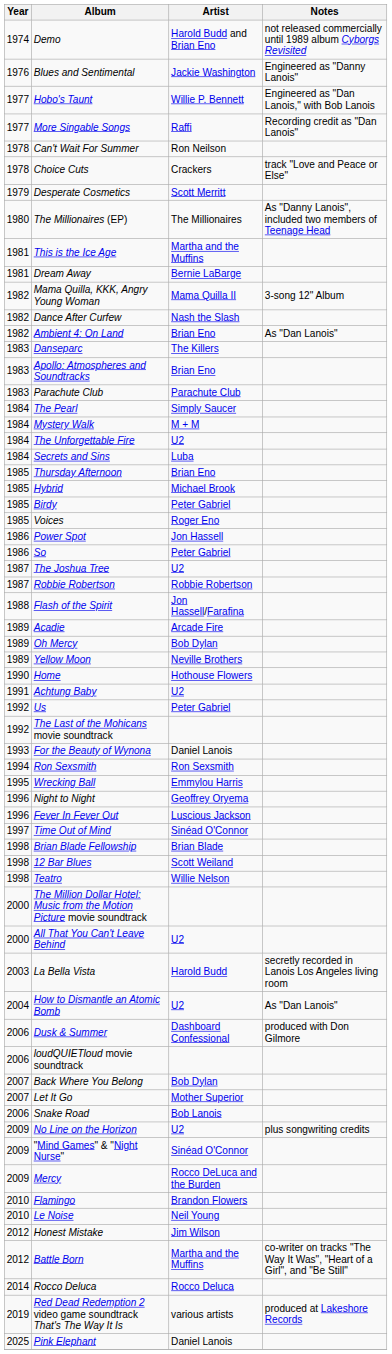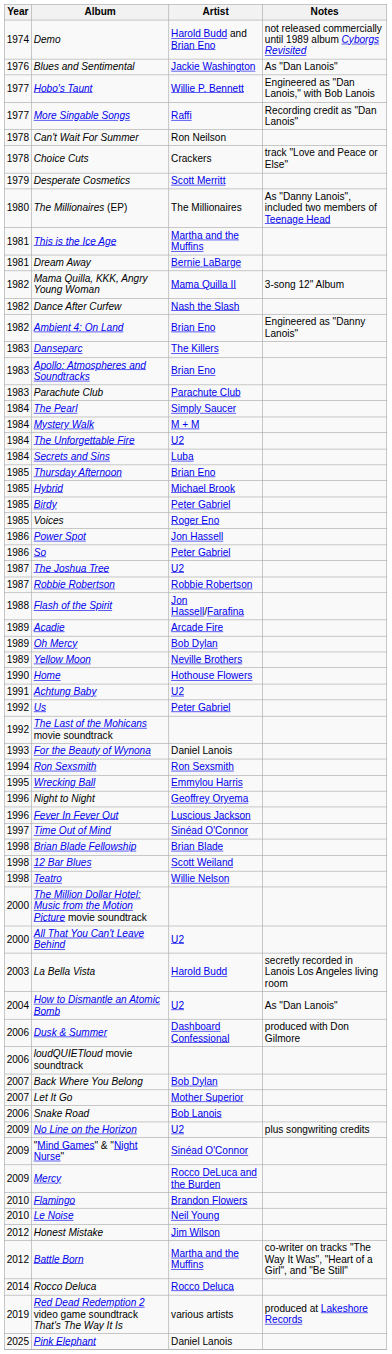(315, 72) Engineered as "Danny Lanois" -> (301, 67) As "Dan Lanois"
(301, 333) As "Dan Lanois" -> (315, 328) Engineered as "Danny Lanois"
